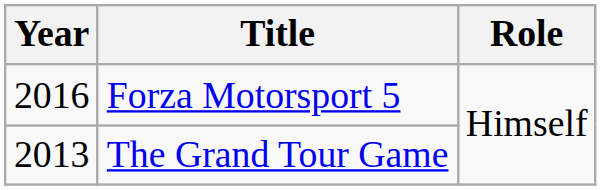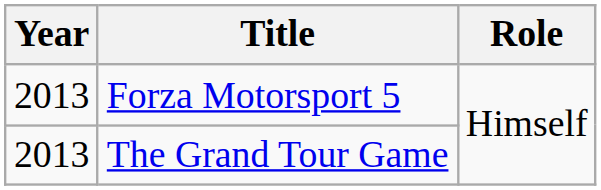(52, 94) 2016 -> (52, 94) 2013
